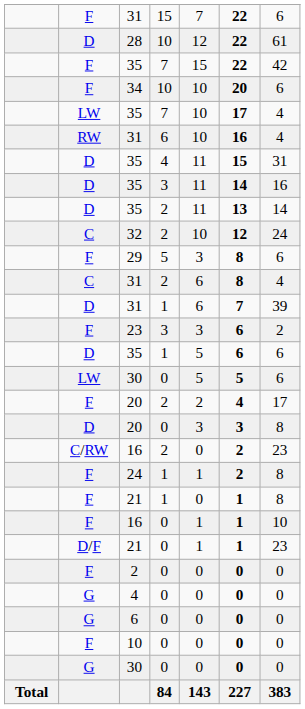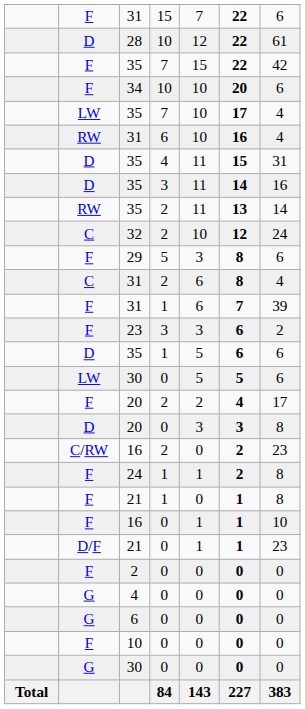(89, 209) D -> (89, 209) RW
(89, 305) D -> (89, 305) F
